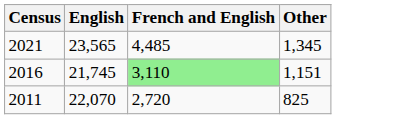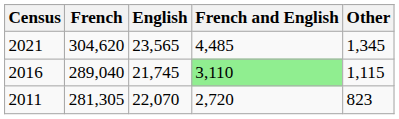+ column: (97, 18)
(302, 72) 1,151 -> (366, 72) 1,115
(296, 99) 825 -> (359, 99) 823
